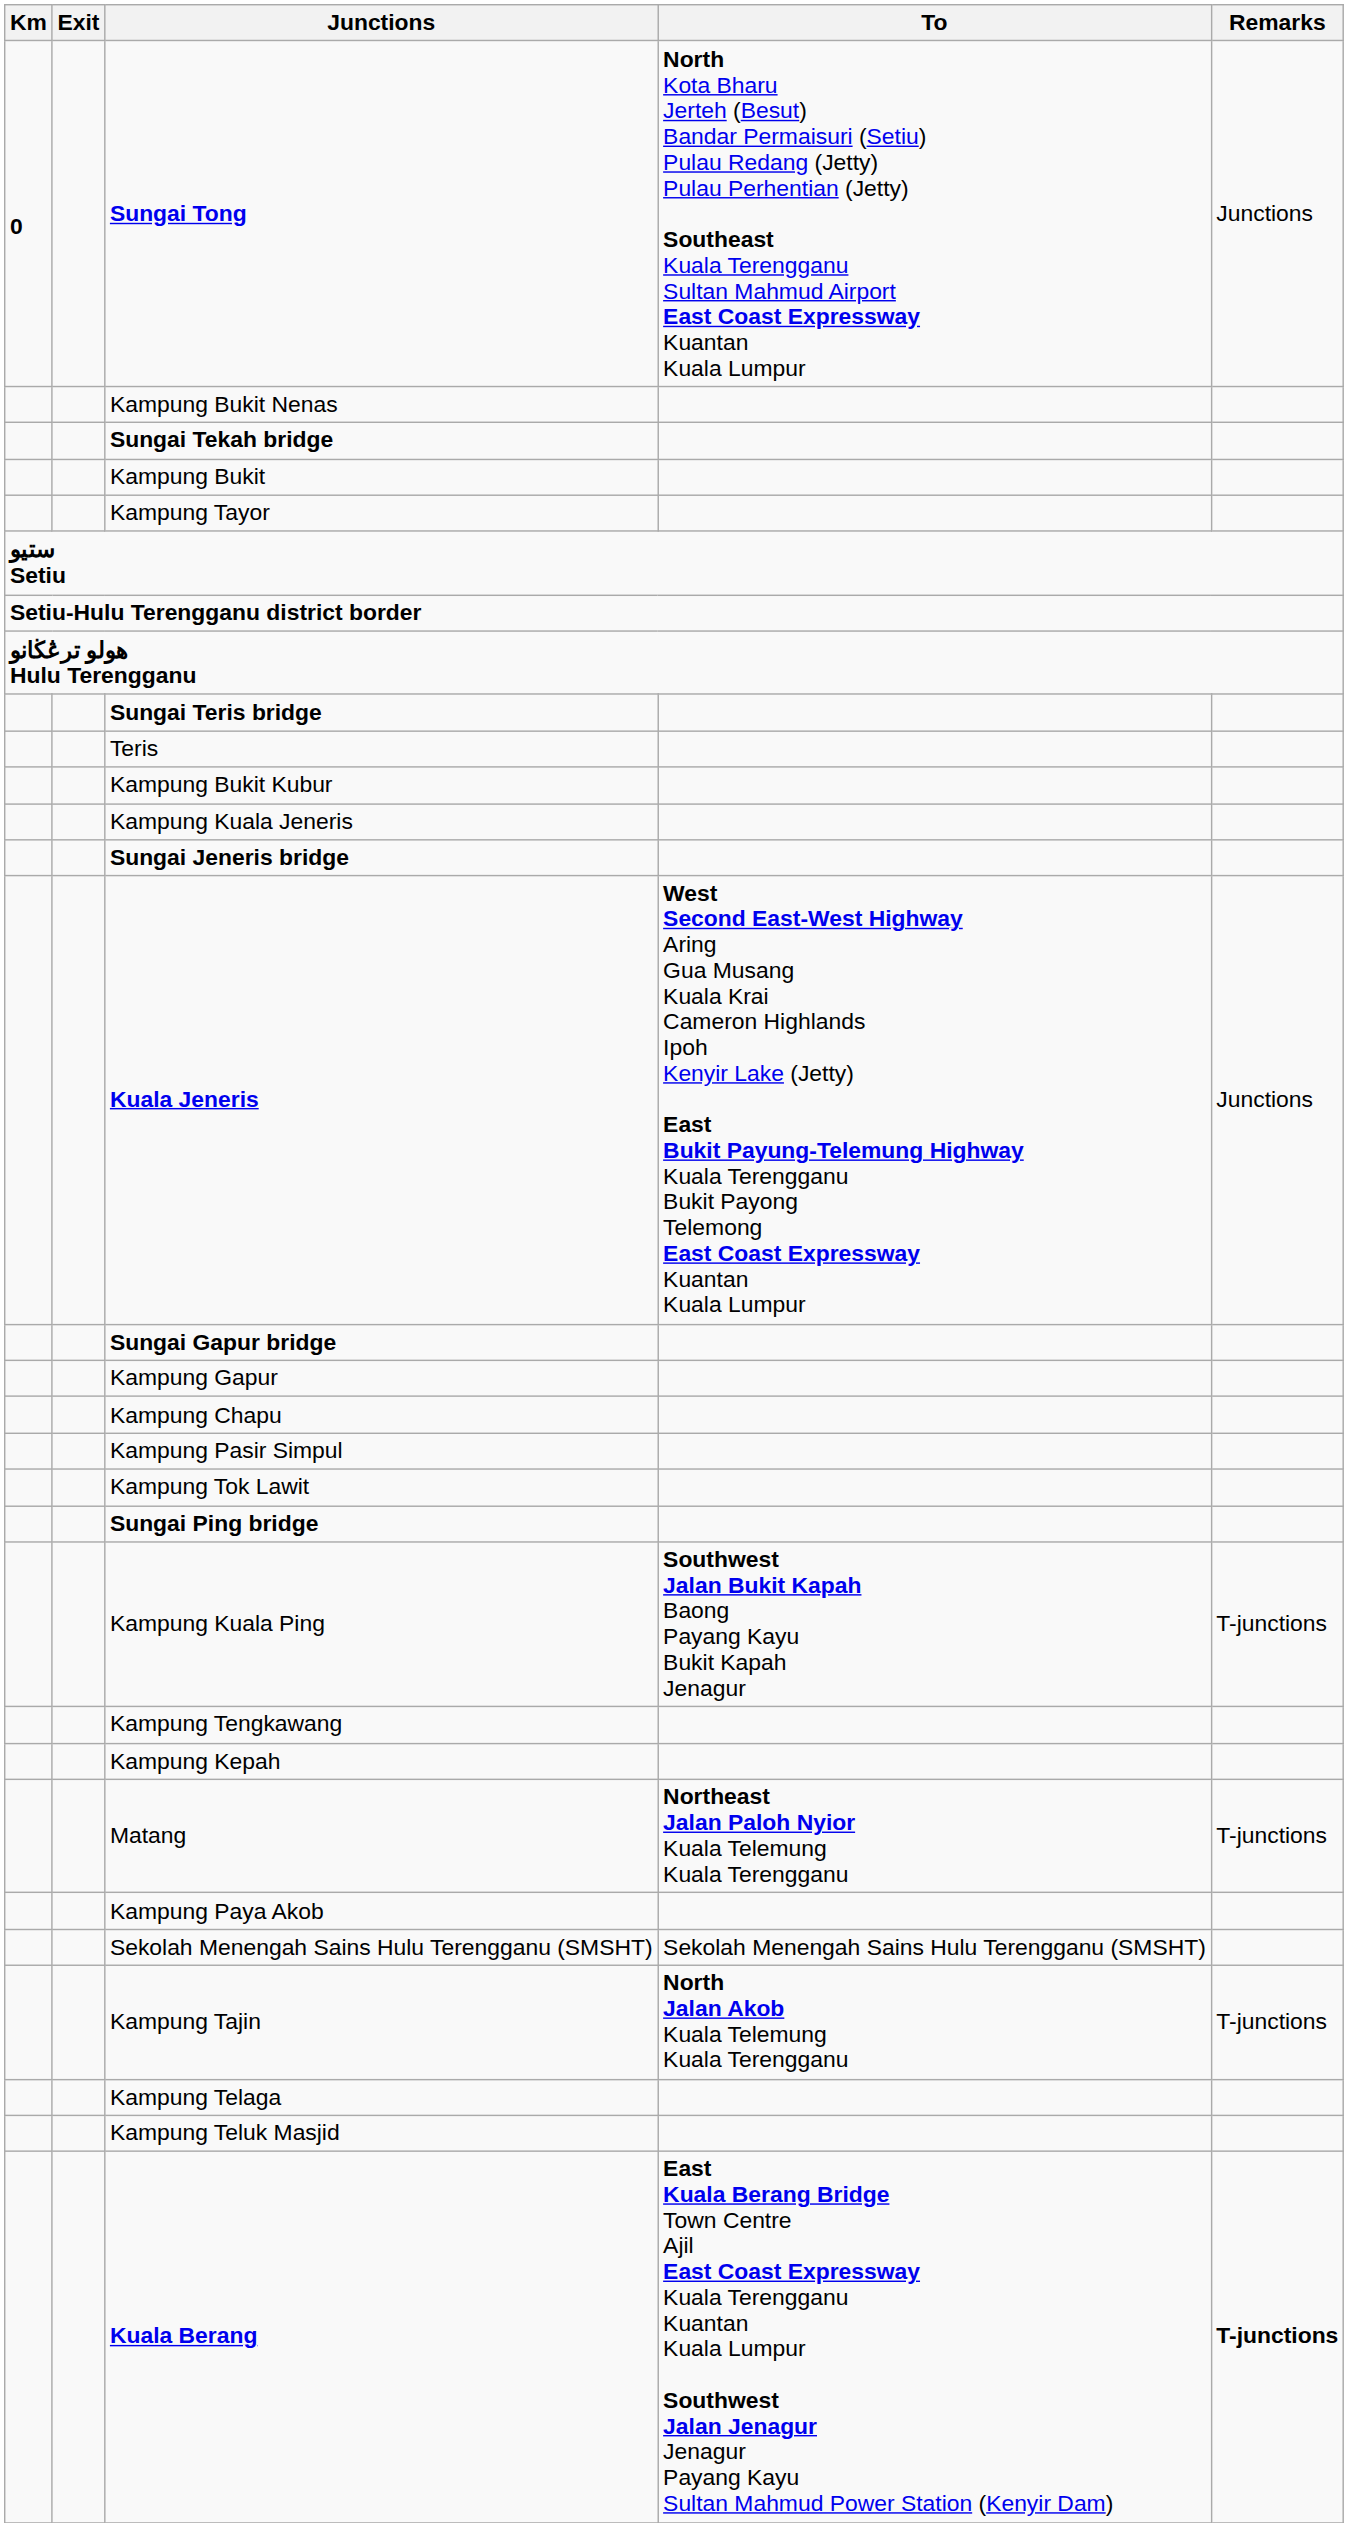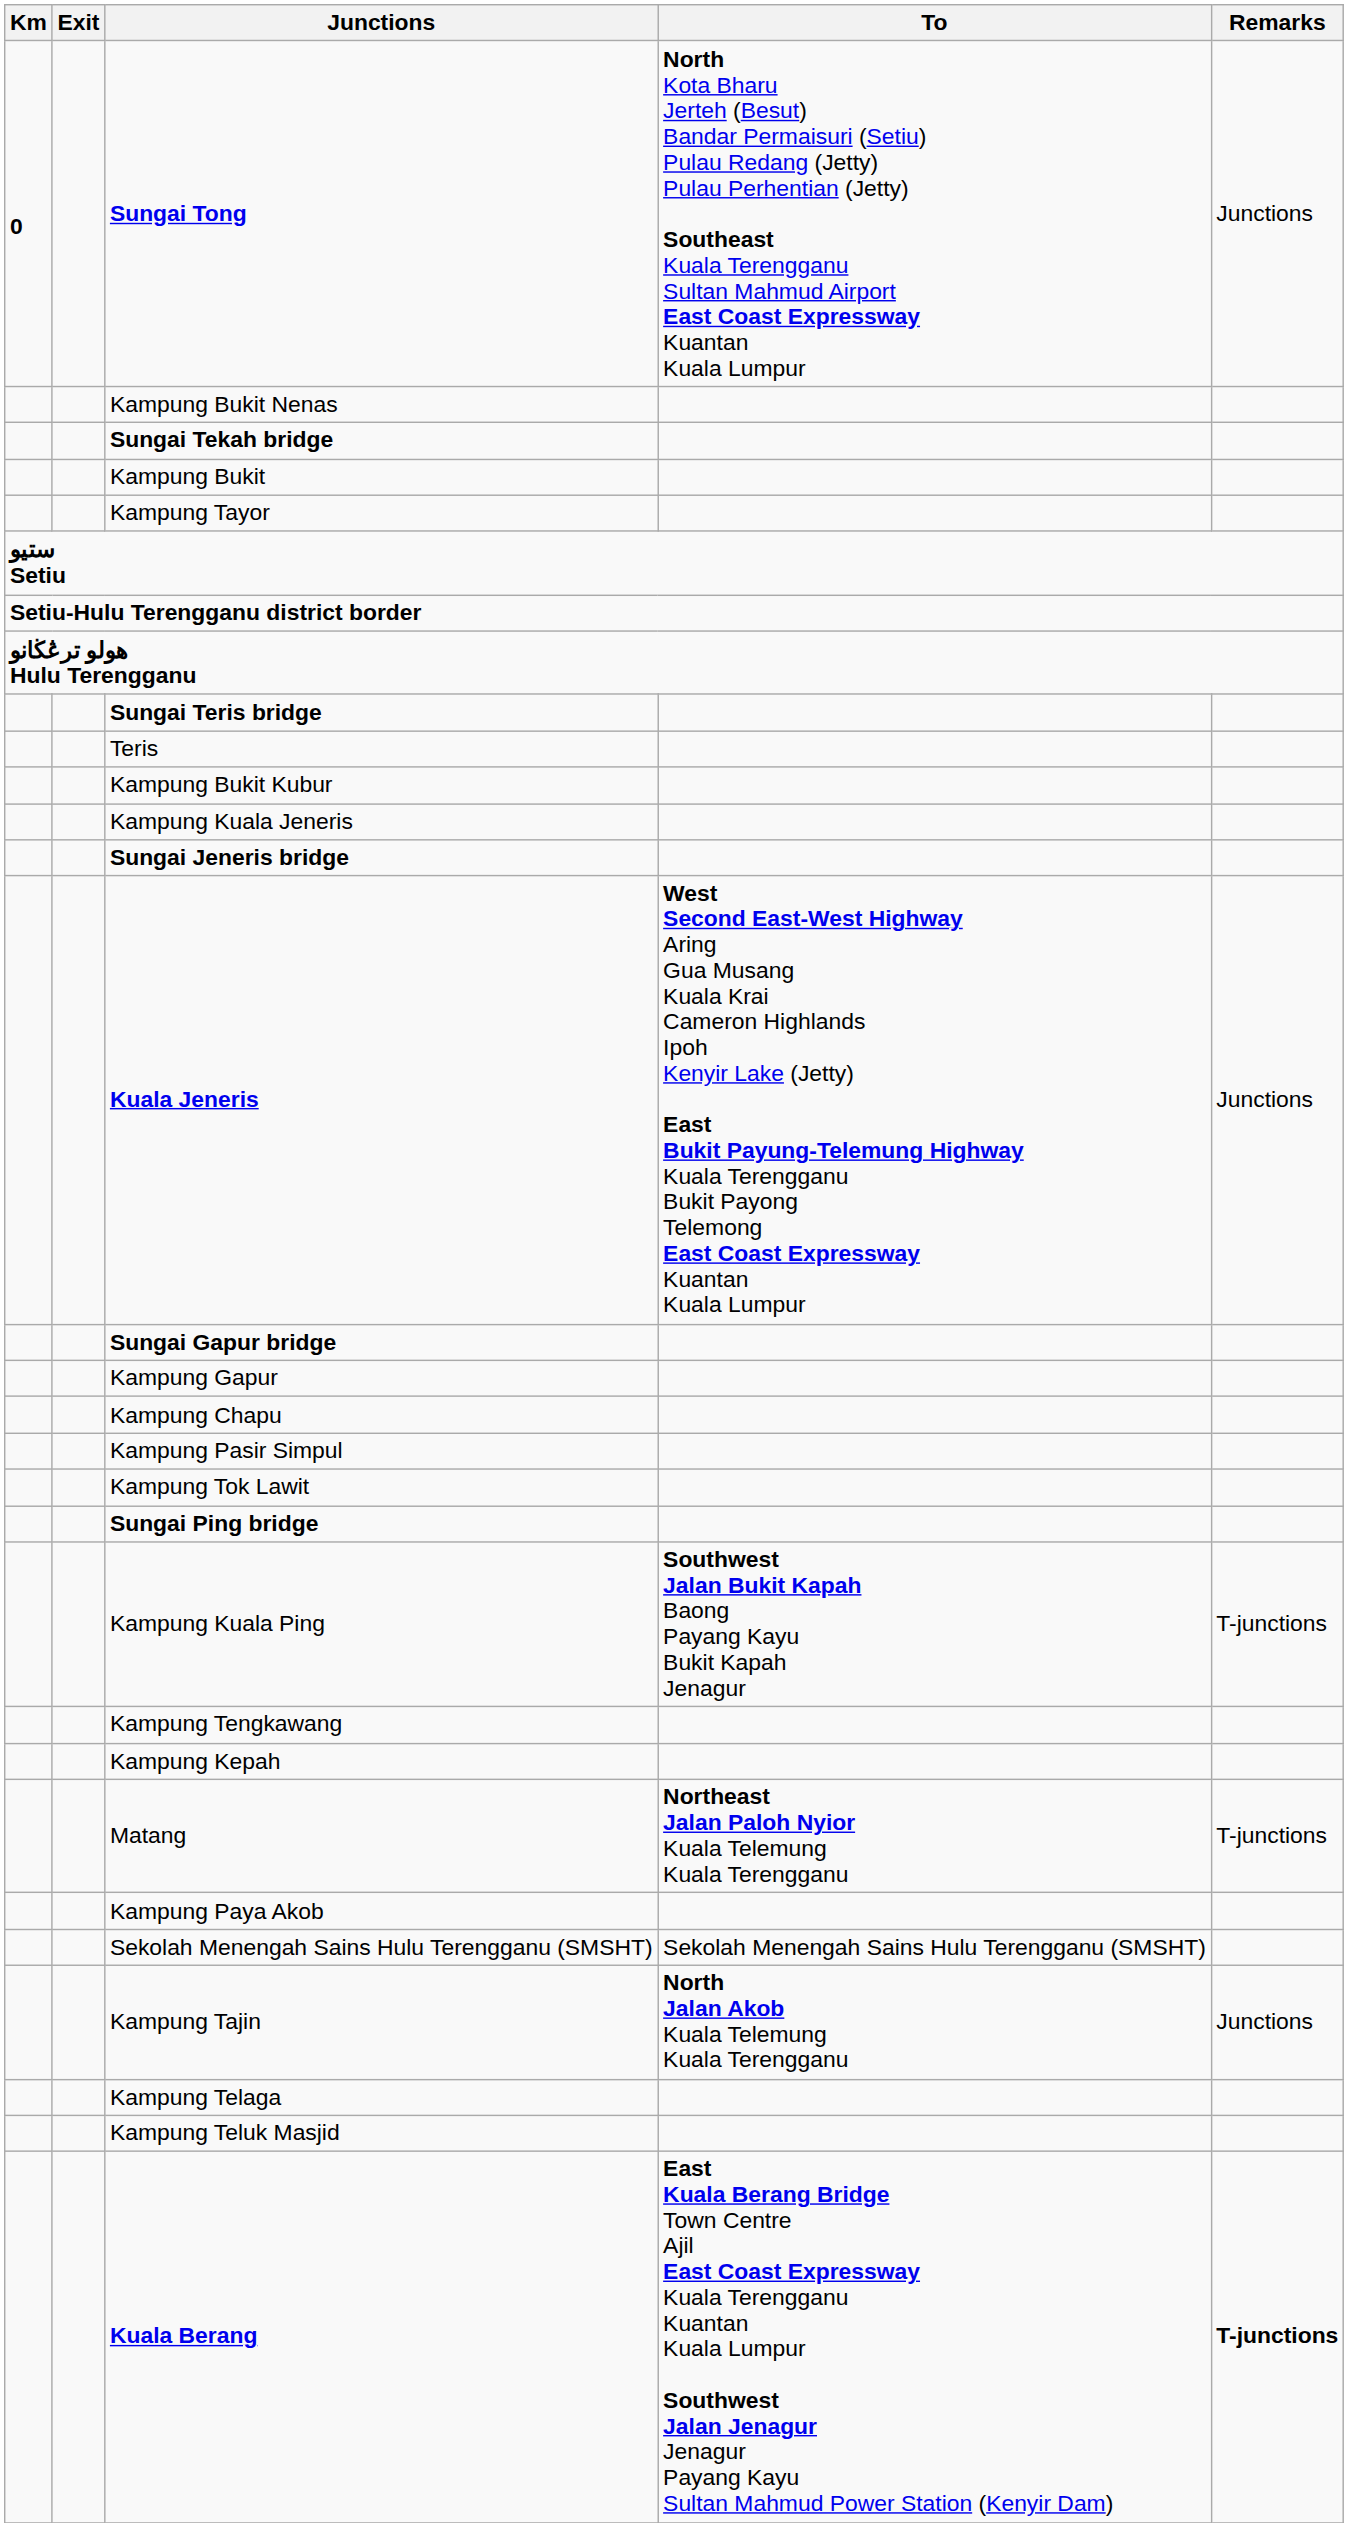(1272, 2021) T-junctions -> (1265, 2021) Junctions
